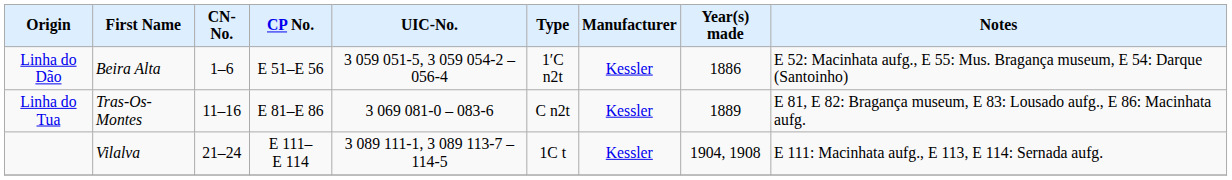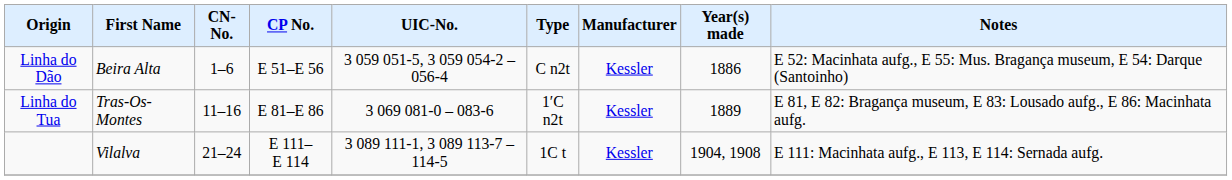(553, 68) 1′C n2t -> (553, 68) C n2t
(553, 110) C n2t -> (553, 110) 1′C n2t
